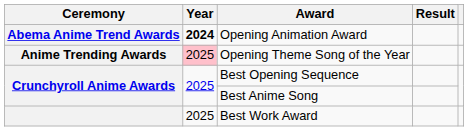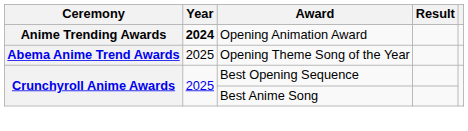(94, 34) Abema Anime Trend Awards -> (94, 34) Anime Trending Awards
(94, 55) Anime Trending Awards -> (94, 55) Abema Anime Trend Awards
(200, 55) pink background -> (200, 55) no background
- row: (269, 116)
